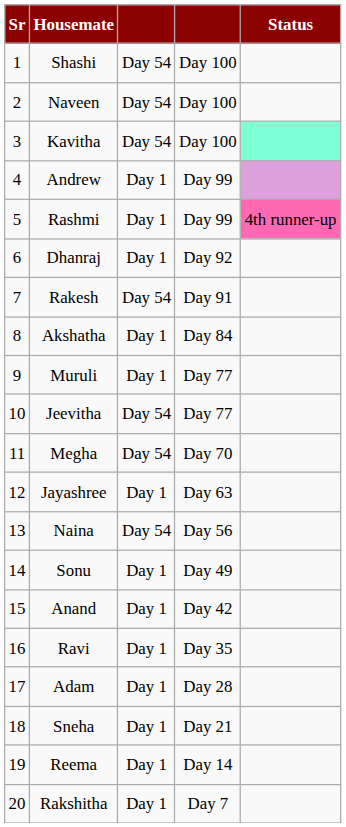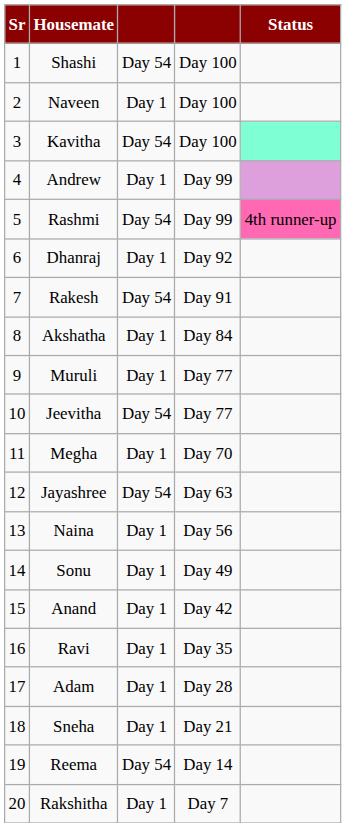(147, 102) Day 54 -> (147, 102) Day 1
(147, 219) Day 1 -> (147, 219) Day 54
(147, 453) Day 54 -> (147, 453) Day 1
(147, 491) Day 1 -> (147, 491) Day 54
(147, 530) Day 54 -> (147, 530) Day 1
(147, 764) Day 1 -> (147, 764) Day 54
